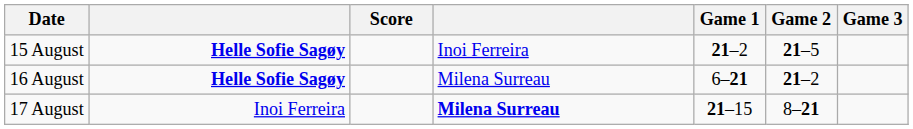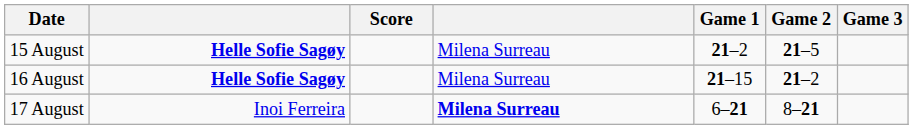(483, 49) Inoi Ferreira -> (494, 49) Milena Surreau
(730, 79) 6–21 -> (730, 79) 21–15
(730, 109) 21–15 -> (730, 109) 6–21
